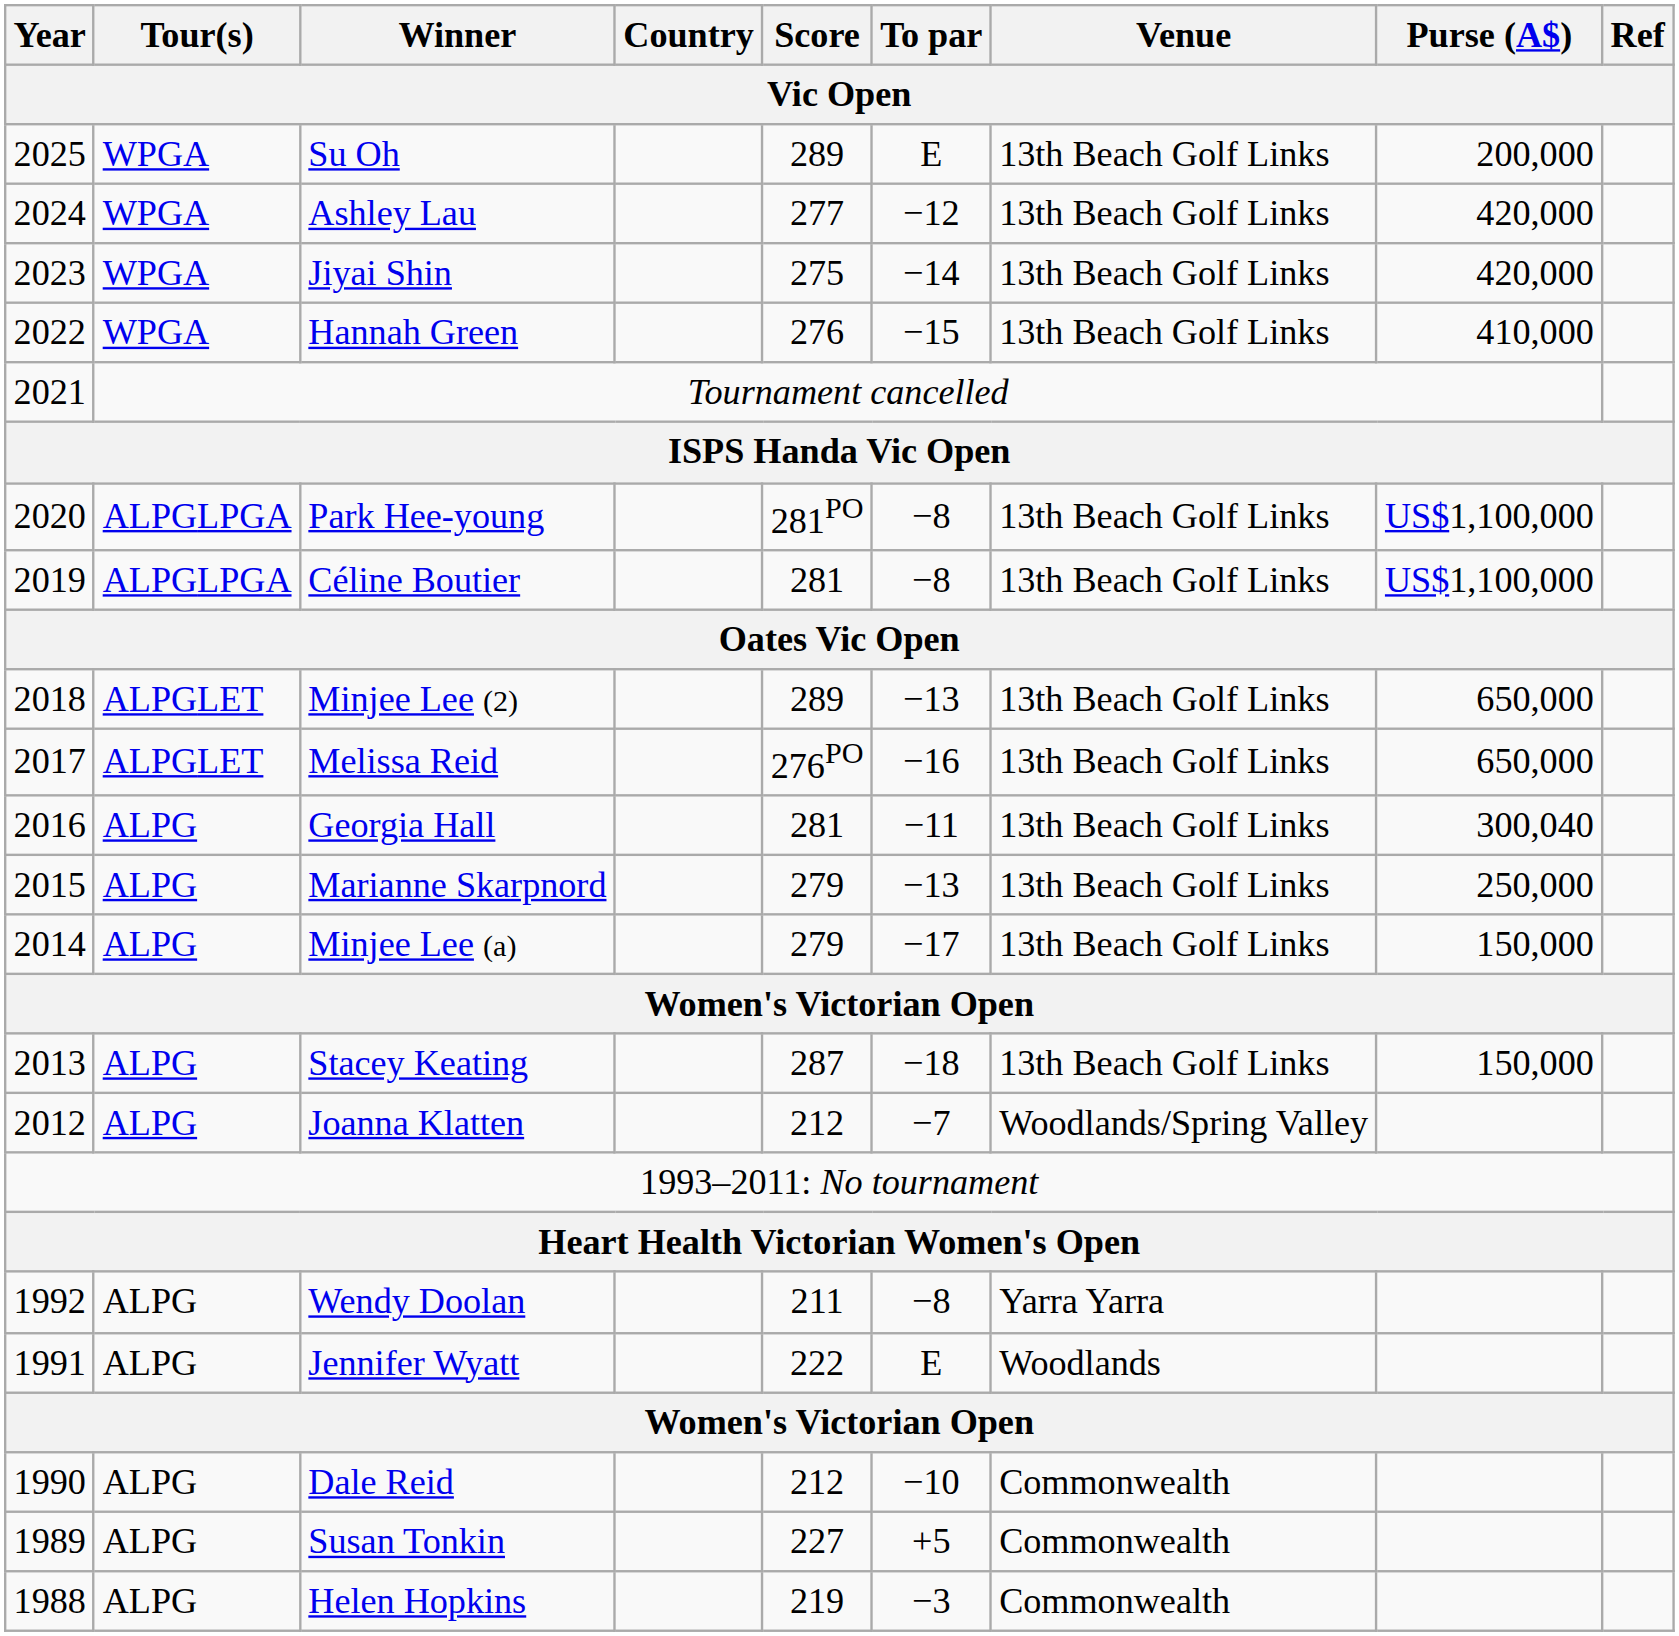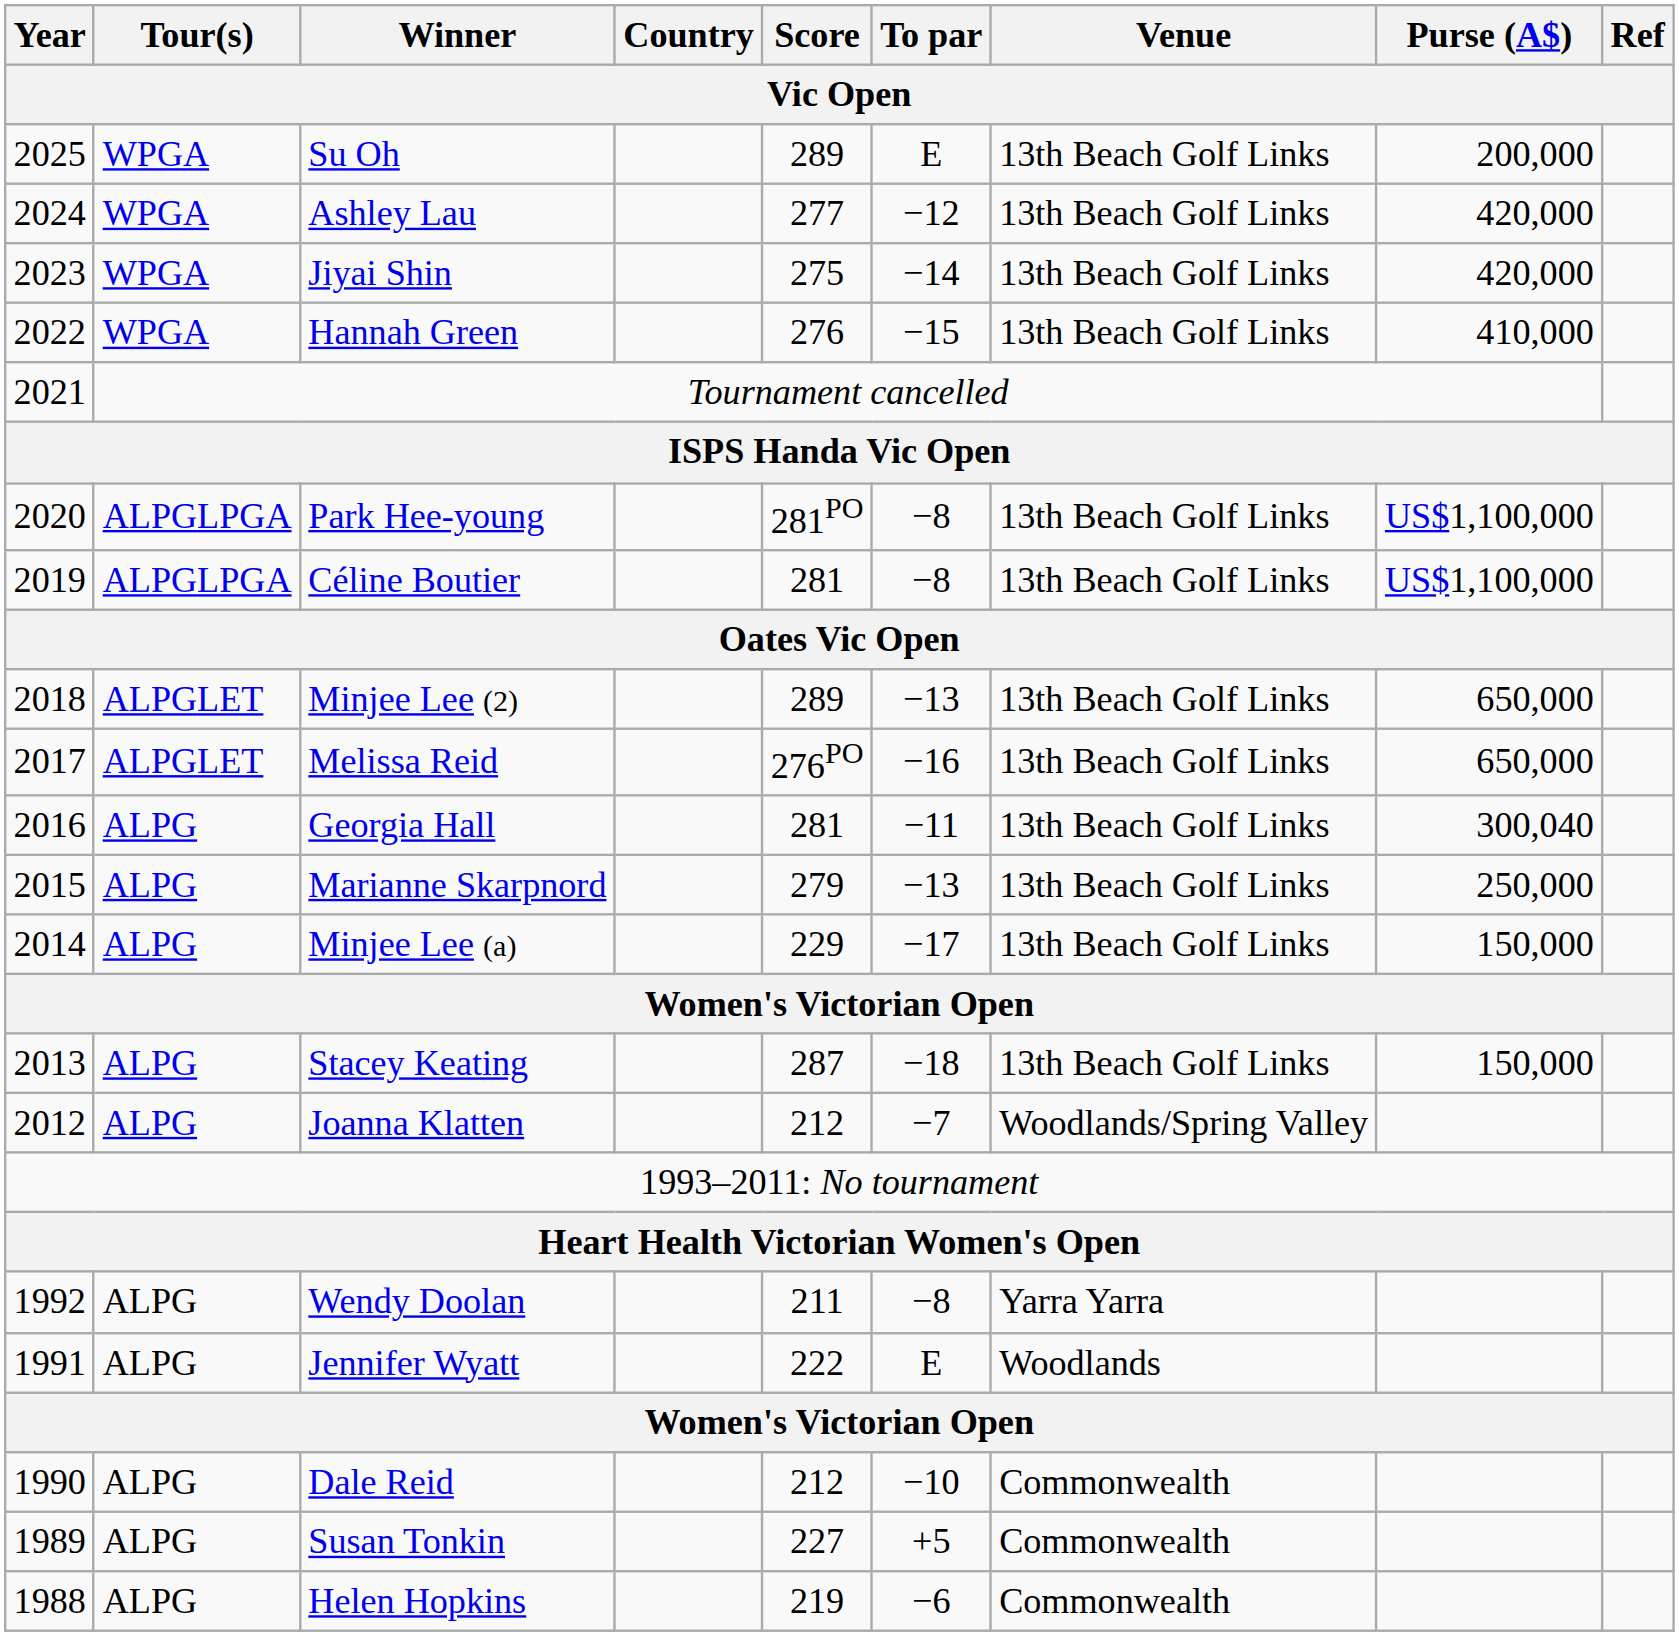(817, 943) 279 -> (817, 943) 229
(931, 1599) −3 -> (931, 1599) −6
